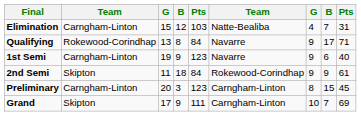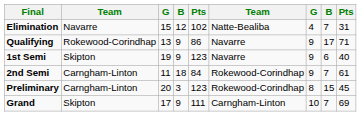(100, 27) Carngham-Linton -> (80, 27) Navarre
(199, 27) 103 -> (199, 27) 102
(178, 42) 8 -> (178, 42) 9
(196, 42) 84 -> (196, 42) 86
(100, 57) Carngham-Linton -> (79, 57) Skipton
(79, 73) Skipton -> (100, 73) Carngham-Linton
(326, 73) 9 -> (326, 73) 7
(248, 88) Carngham-Linton -> (258, 88) Rokewood-Corindhap
